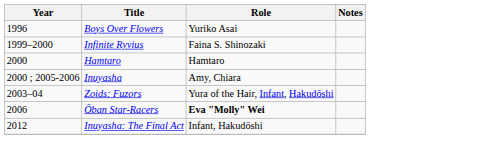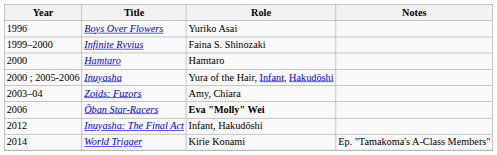(215, 77) Amy, Chiara -> (261, 77) Yura of the Hair, Infant, Hakudōshi
(261, 93) Yura of the Hair, Infant, Hakudōshi -> (215, 93) Amy, Chiara
+ row: (113, 142)
